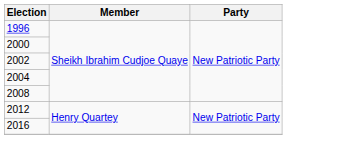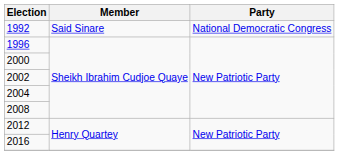+ row: (18, 28)
